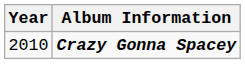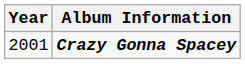(29, 45) 2010 -> (29, 45) 2001
